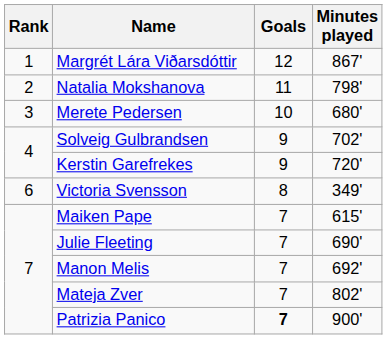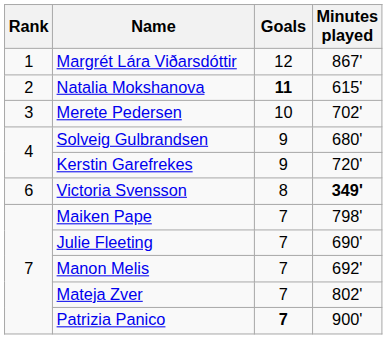(283, 87) normal -> (283, 87) bold
(347, 87) 798' -> (347, 87) 615'
(347, 113) 680' -> (347, 113) 702'
(347, 139) 702' -> (347, 139) 680'
(347, 191) normal -> (347, 191) bold
(347, 216) 615' -> (347, 216) 798'
